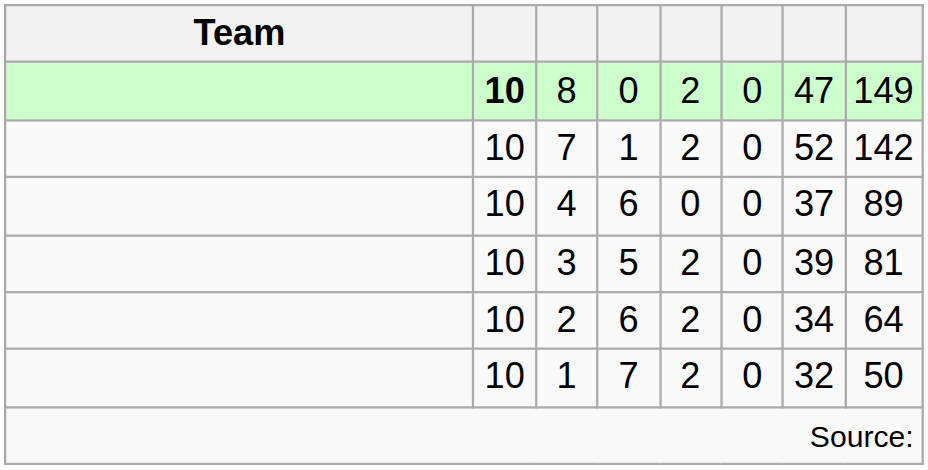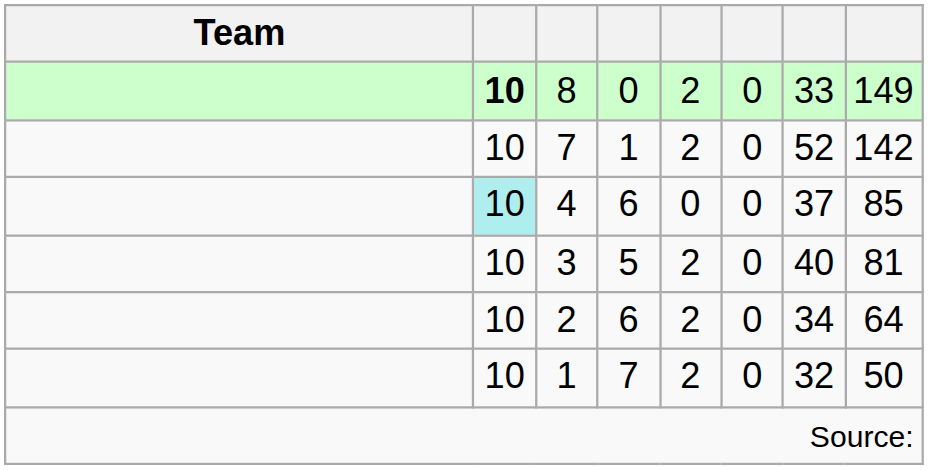(814, 90) 47 -> (814, 90) 33
(505, 205) no background -> (505, 205) paleturquoise background
(884, 205) 89 -> (884, 205) 85
(814, 262) 39 -> (814, 262) 40
